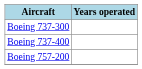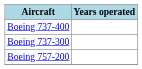rows swapped: (38, 26) <-> (38, 42)
